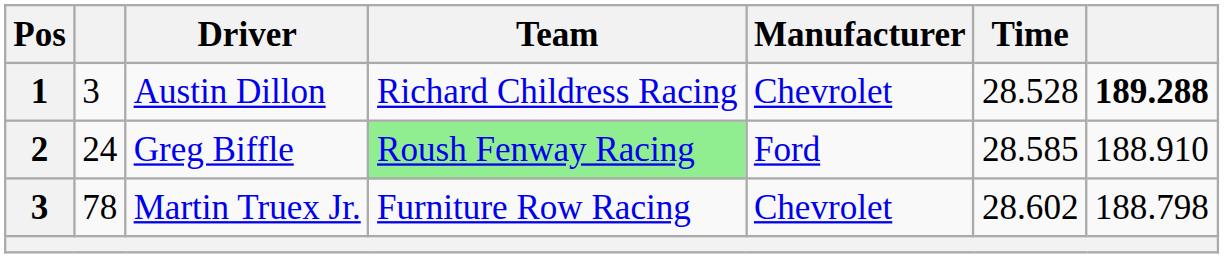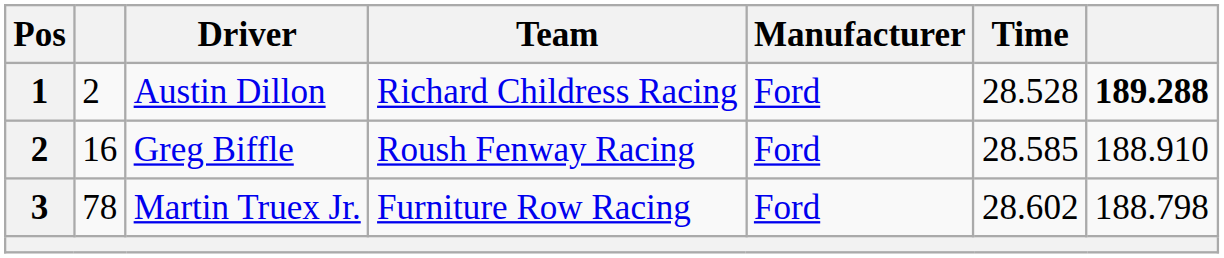(91, 91) 3 -> (91, 91) 2
(823, 91) Chevrolet -> (787, 91) Ford
(100, 149) 24 -> (100, 149) 16
(536, 149) lightgreen background -> (536, 149) no background
(823, 207) Chevrolet -> (787, 207) Ford
